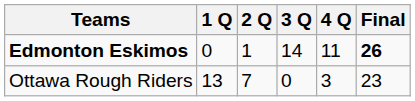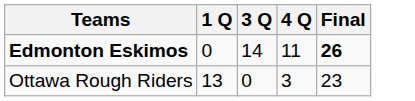- column: (257, 19)
